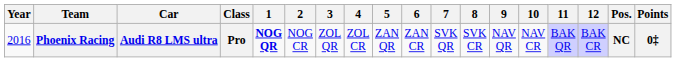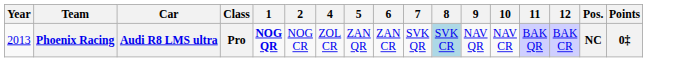- column: (330, 13)
(19, 39) 2016 -> (19, 39) 2013
(475, 39) no background -> (447, 39) lightblue background
